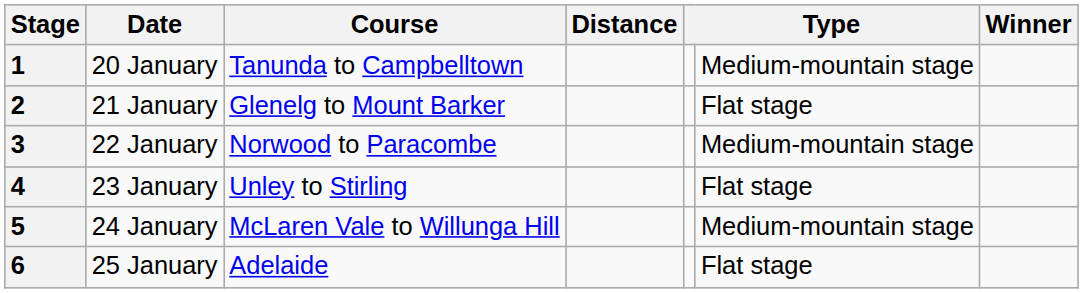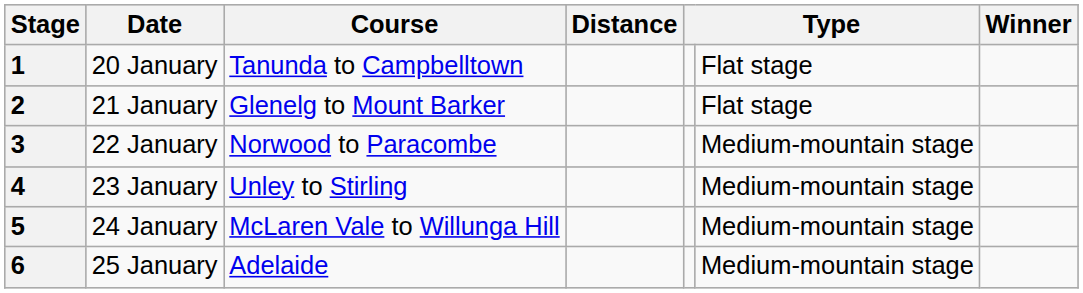(837, 65) Medium-mountain stage -> (757, 65) Flat stage
(757, 186) Flat stage -> (837, 186) Medium-mountain stage
(757, 266) Flat stage -> (837, 266) Medium-mountain stage
